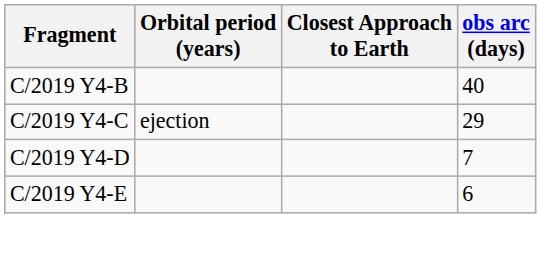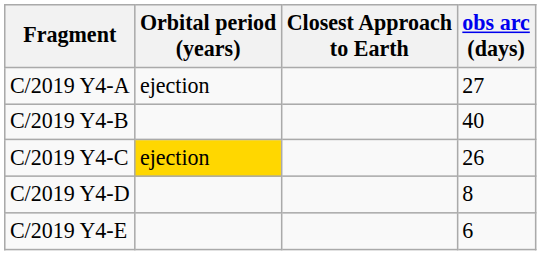+ row: (70, 85)
(175, 121) no background -> (175, 158) gold background
(473, 121) 29 -> (473, 158) 26
(468, 158) 7 -> (468, 194) 8
